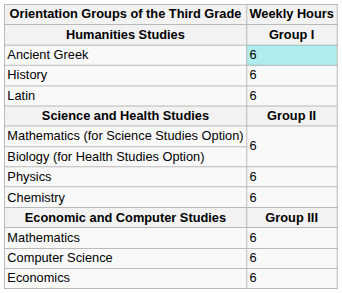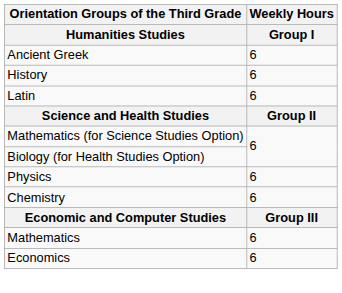(253, 55) paleturquoise background -> (253, 55) no background
- row: (60, 258)
